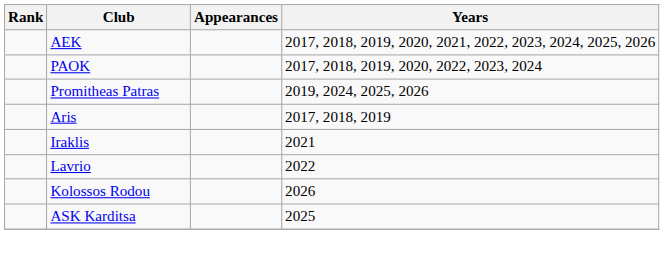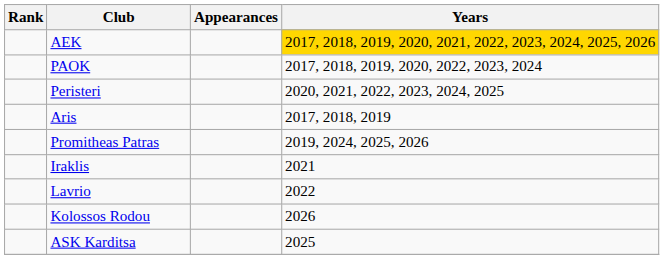(470, 42) no background -> (470, 42) gold background
+ row: (76, 92)
rows swapped: (105, 92) <-> (63, 117)
